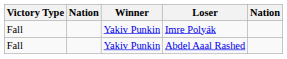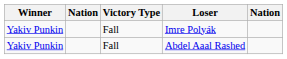columns swapped: (132, 12) <-> (35, 12)
